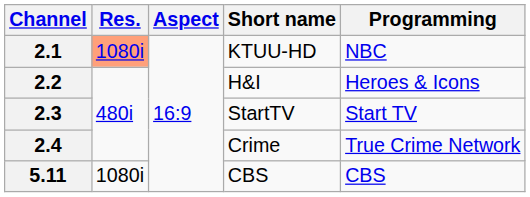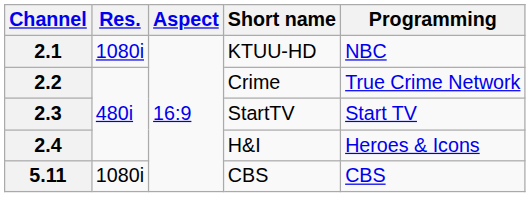(120, 51) lightsalmon background -> (120, 51) no background
(244, 82) H&I -> (254, 82) Crime
(412, 82) Heroes & Icons -> (433, 82) True Crime Network
(254, 144) Crime -> (244, 144) H&I
(433, 144) True Crime Network -> (412, 144) Heroes & Icons
